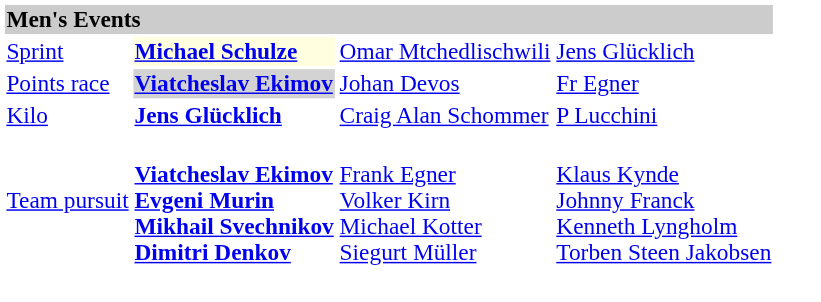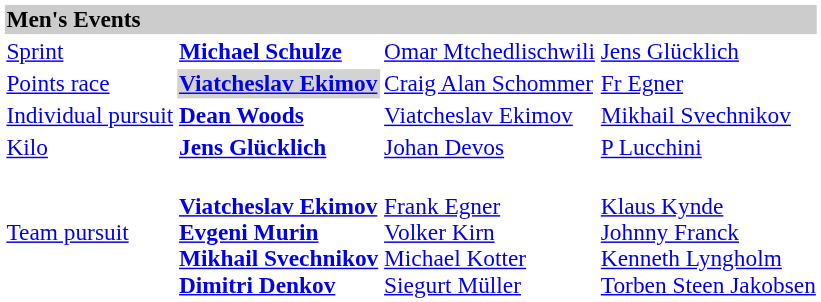(216, 51) lightyellow background -> (260, 51) no background
(400, 83) Johan Devos -> (489, 83) Craig Alan Schommer
+ row: (90, 115)
(444, 115) Craig Alan Schommer -> (444, 147) Johan Devos
